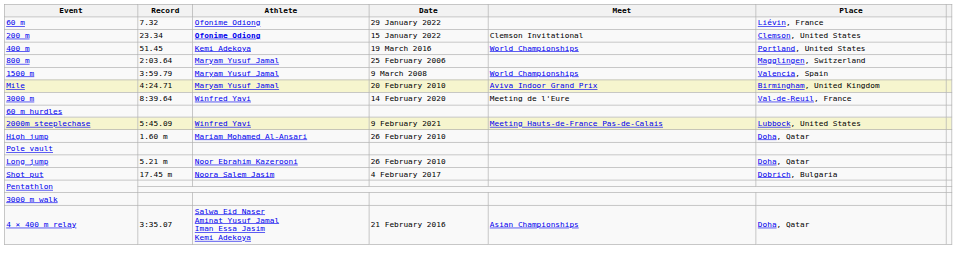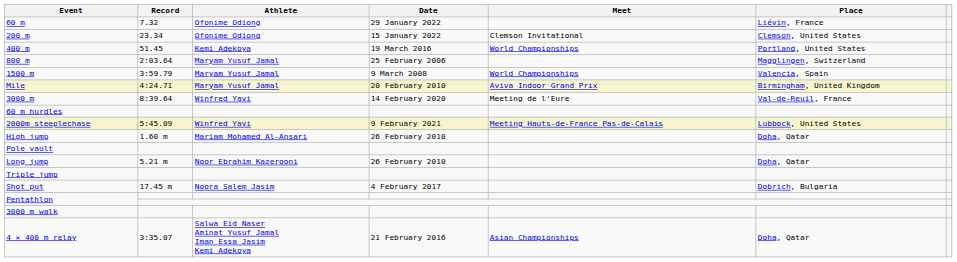(228, 36) bold -> (228, 36) normal
+ row: (32, 174)
